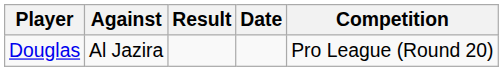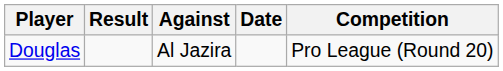columns swapped: (126, 19) <-> (202, 19)
